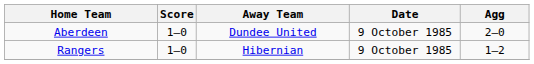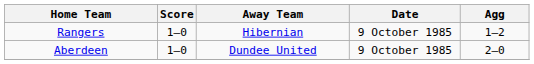rows swapped: (81, 32) <-> (81, 50)
